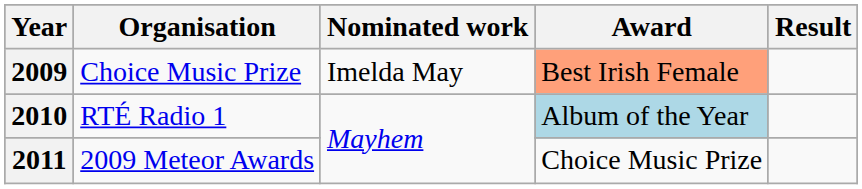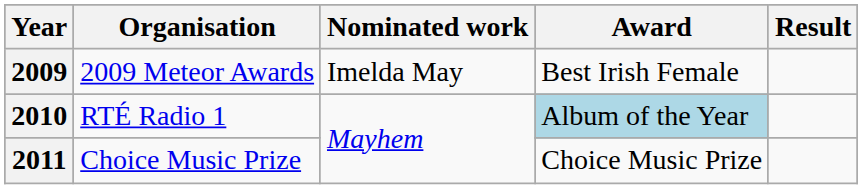(191, 71) Choice Music Prize -> (197, 71) 2009 Meteor Awards
(640, 71) lightsalmon background -> (640, 71) no background
(197, 159) 2009 Meteor Awards -> (191, 159) Choice Music Prize
